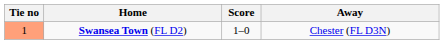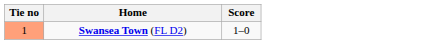- column: (350, 13)
